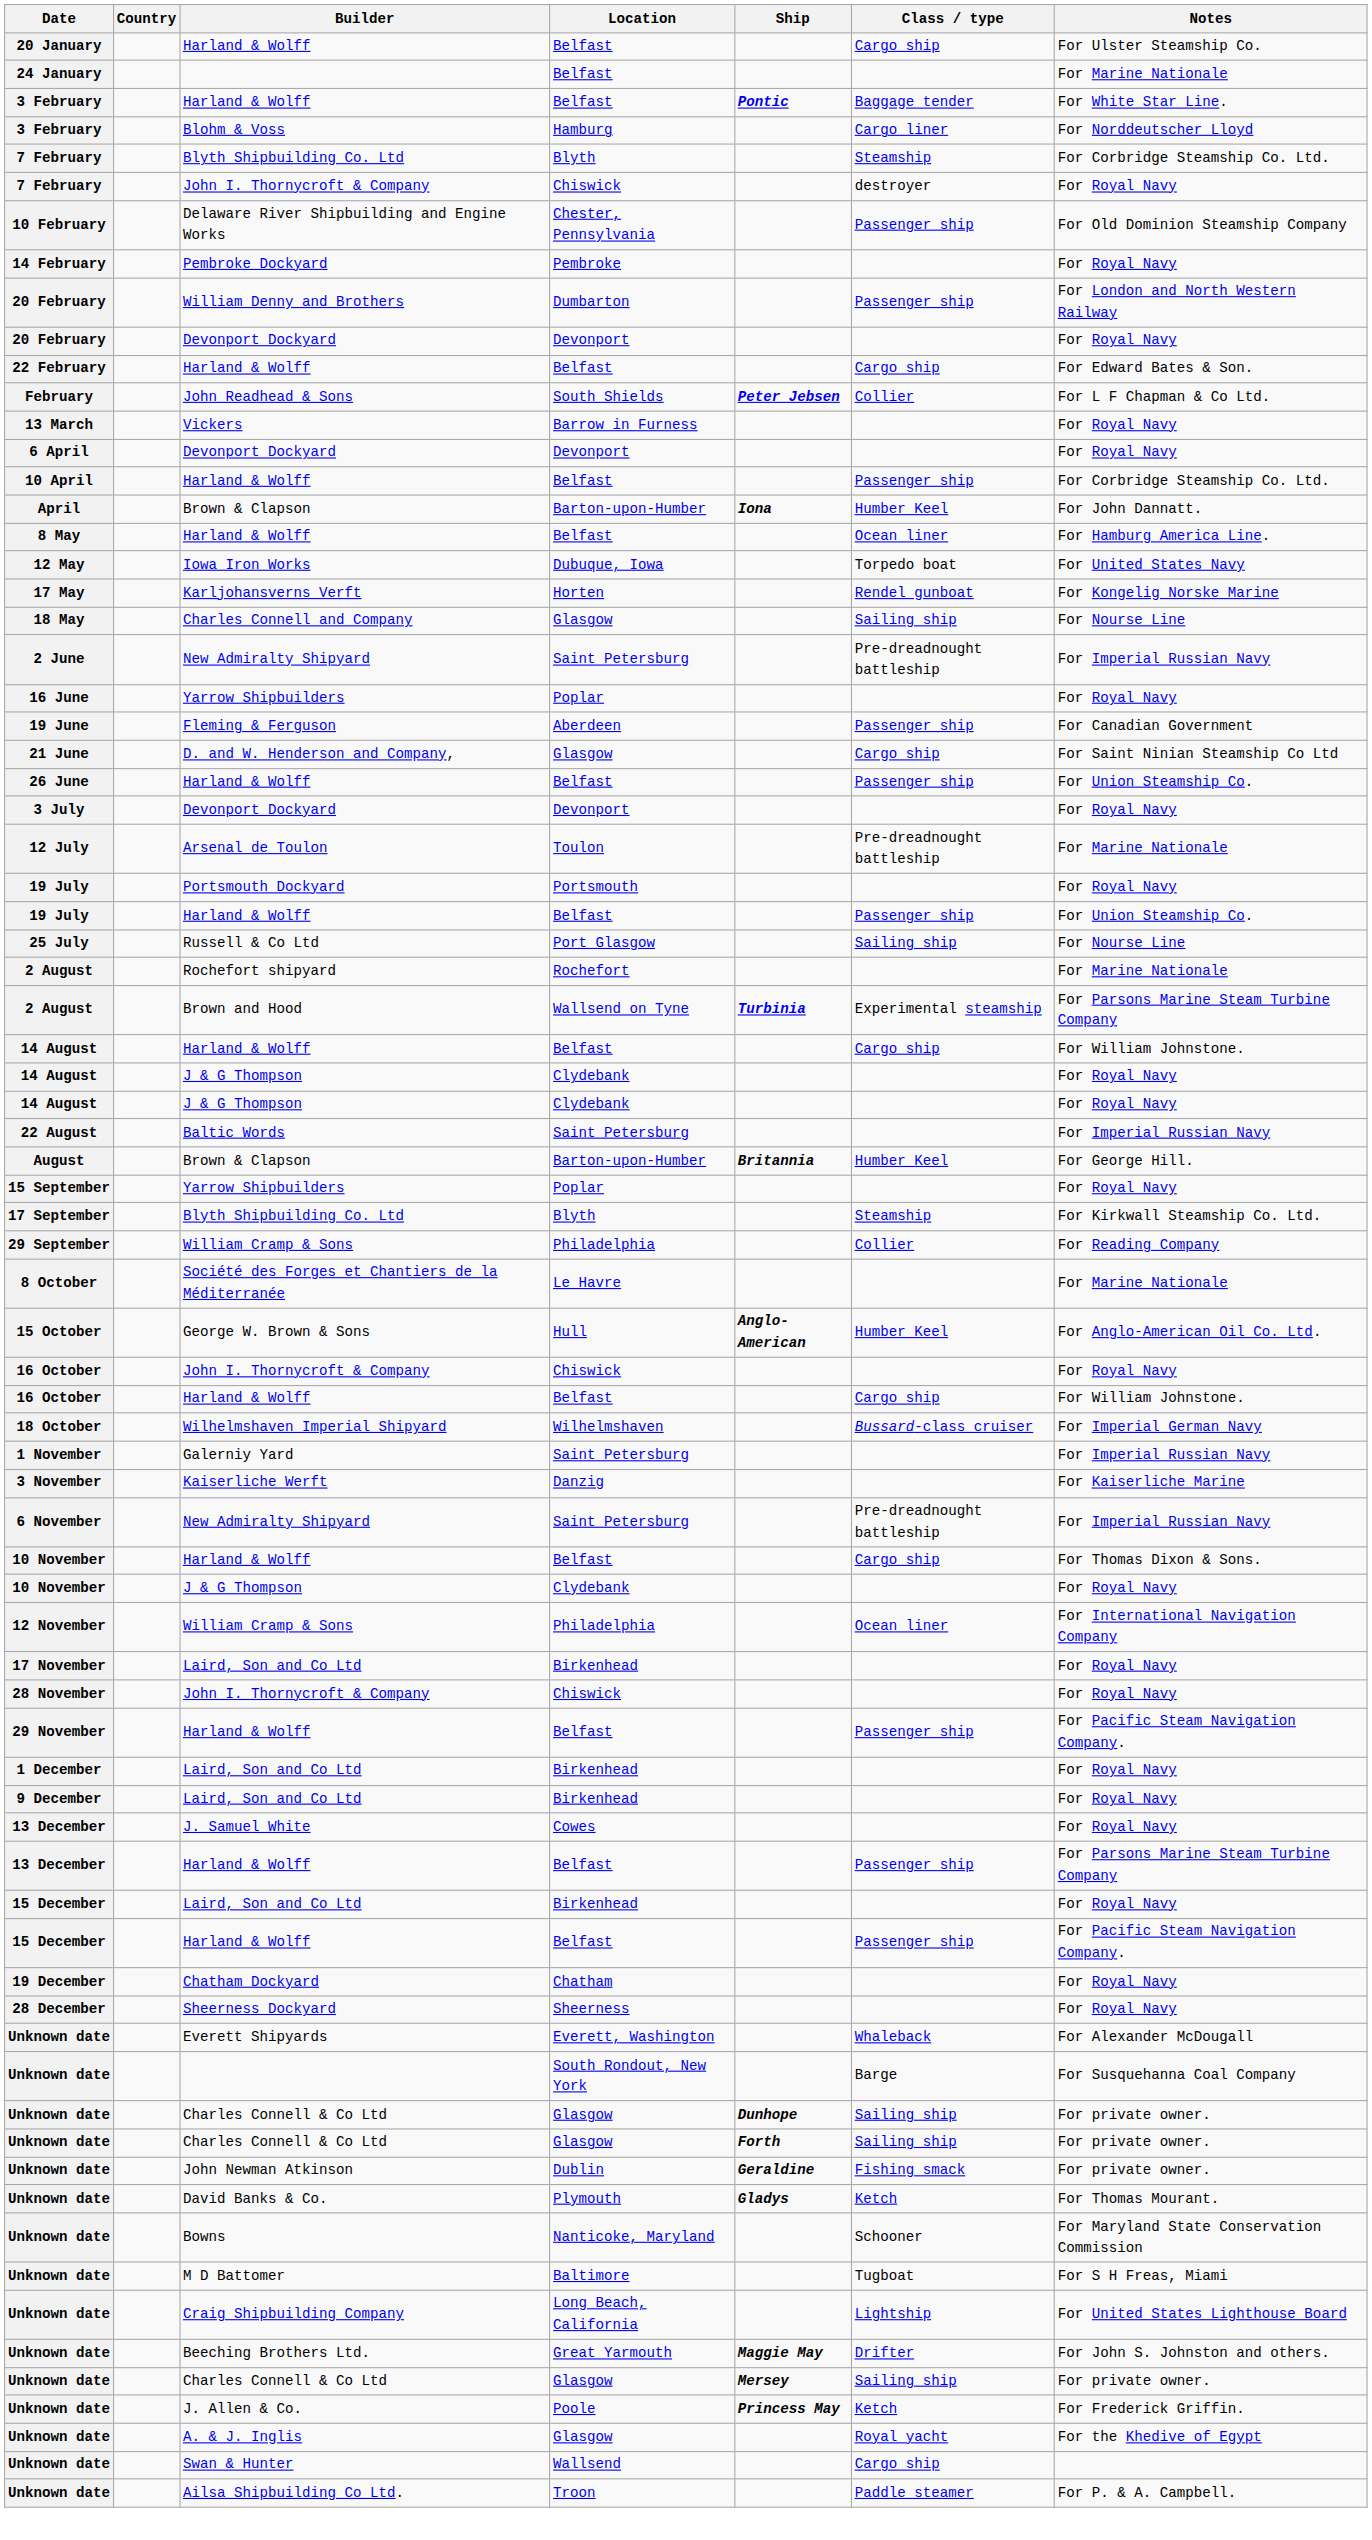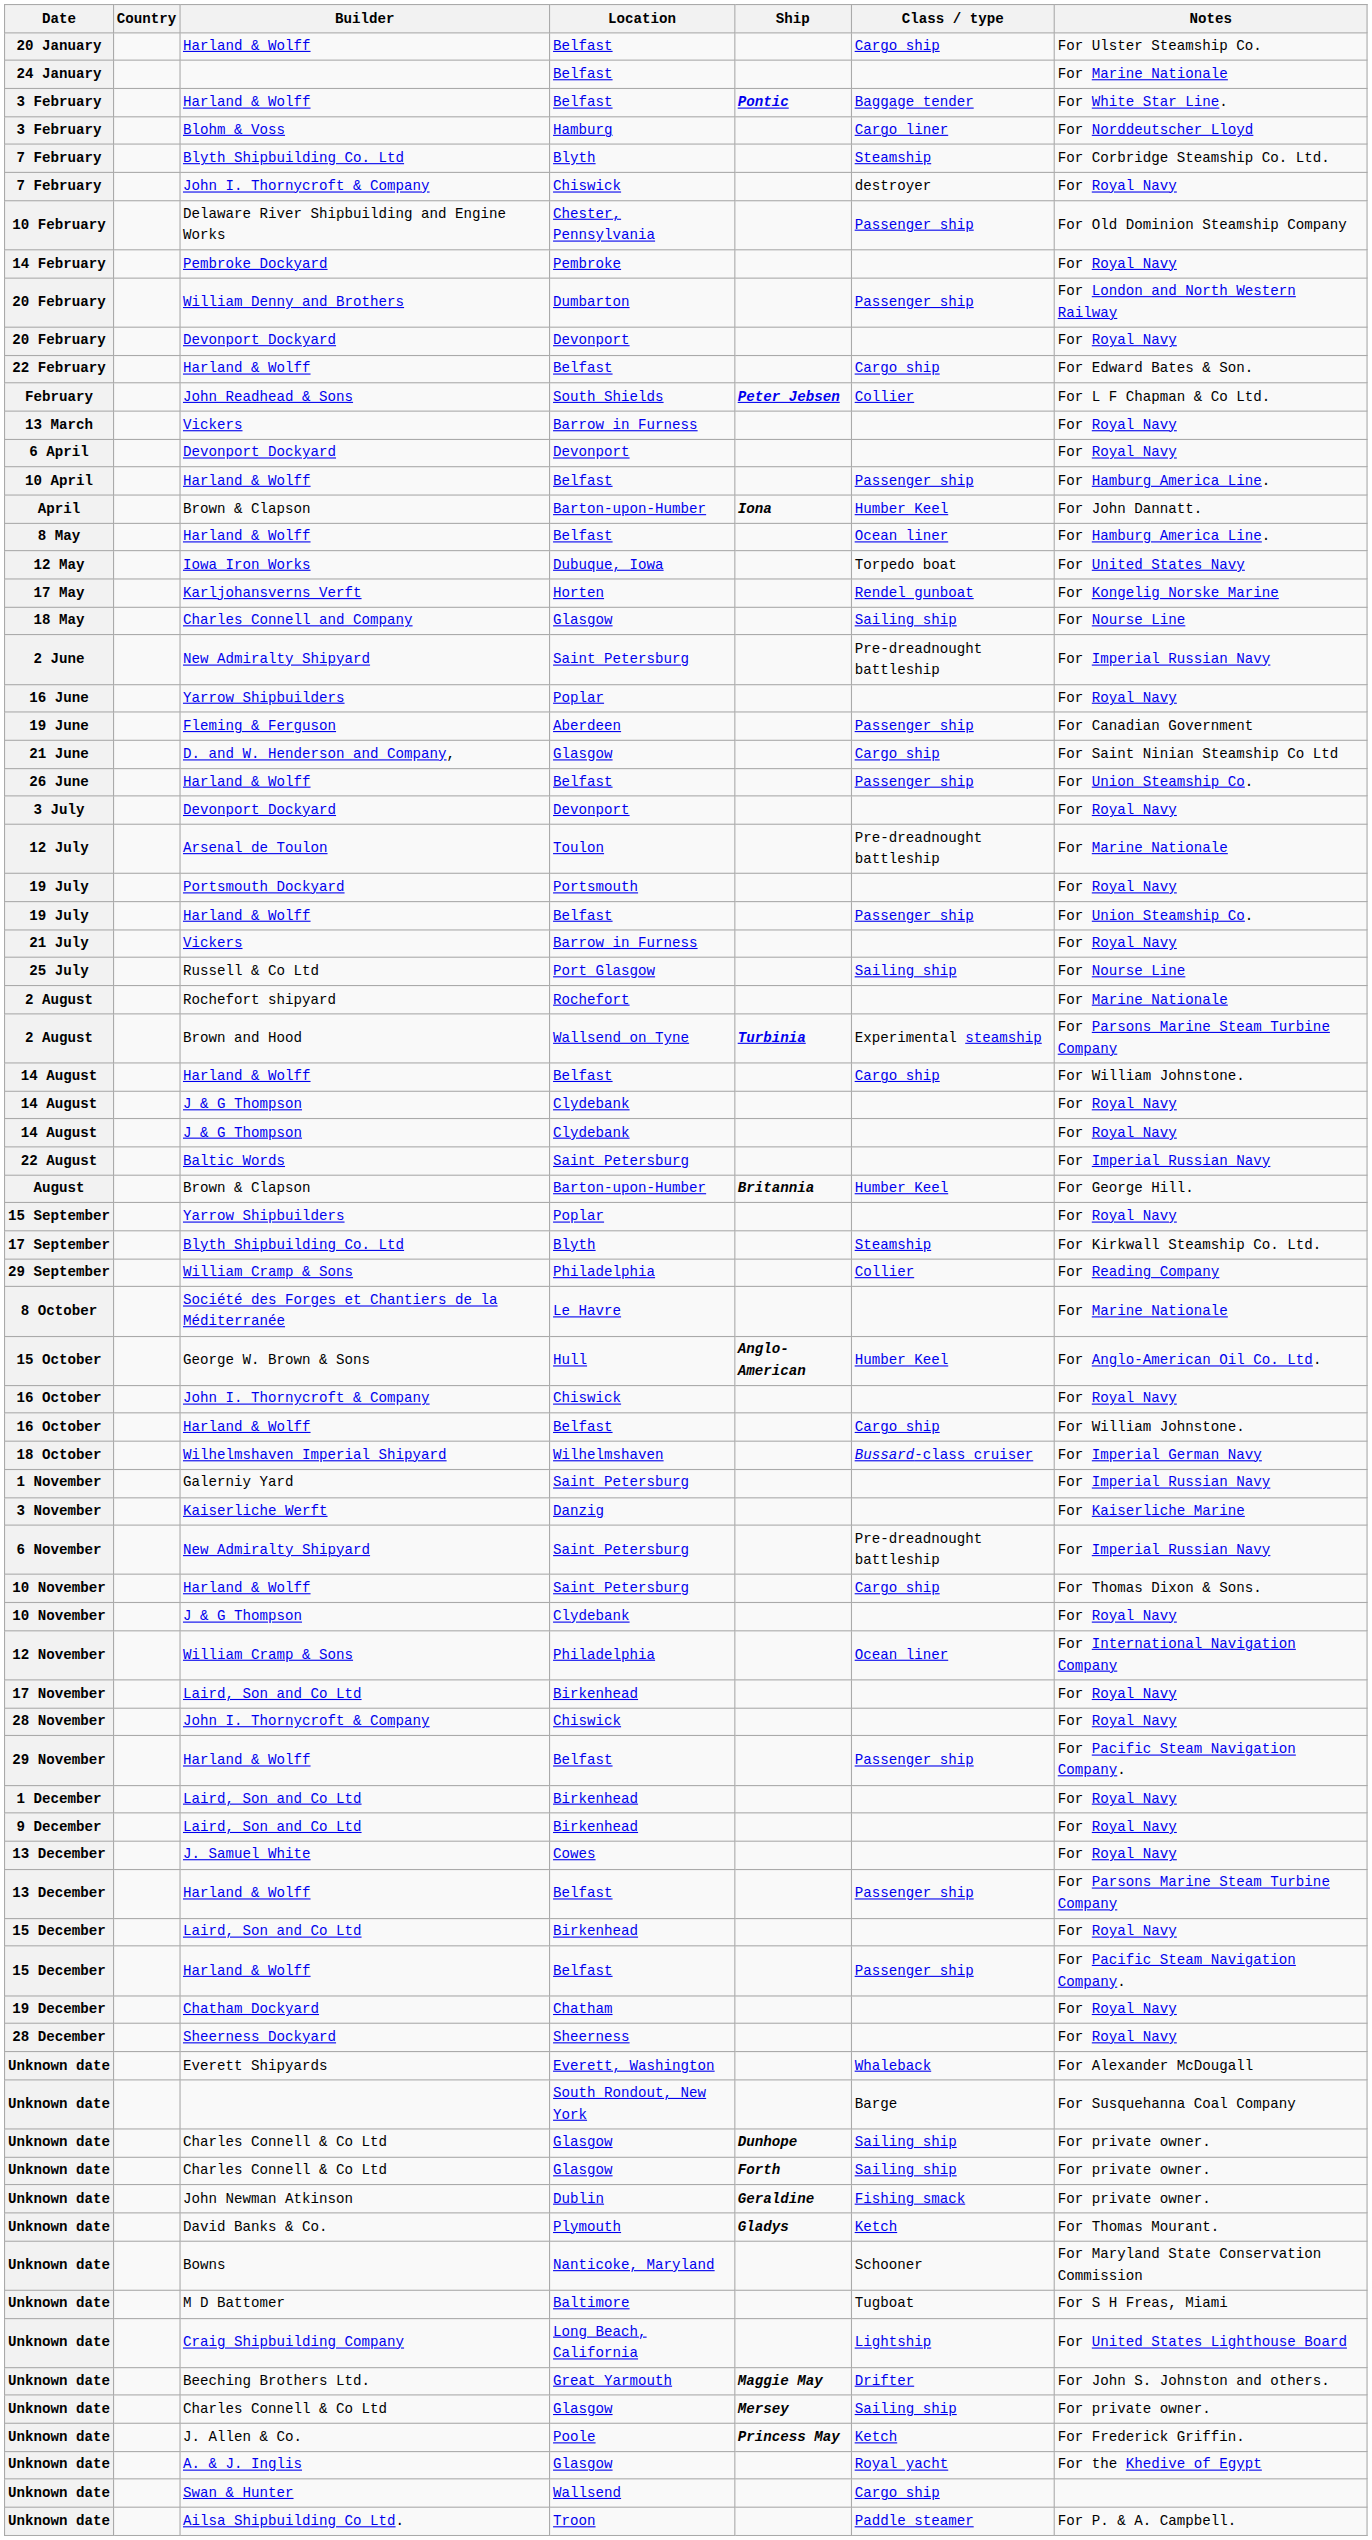(1194, 481) For Corbridge Steamship Co. Ltd. -> (1164, 481) For Hamburg America Line.
+ row: (59, 943)
(583, 1560) Belfast -> (621, 1588) Saint Petersburg
